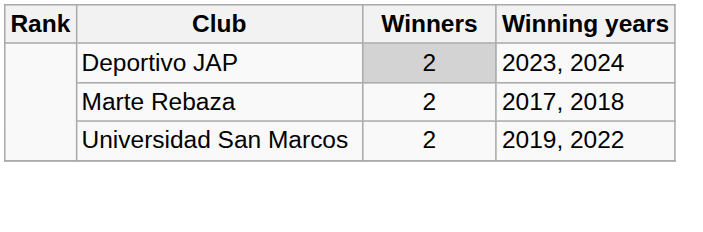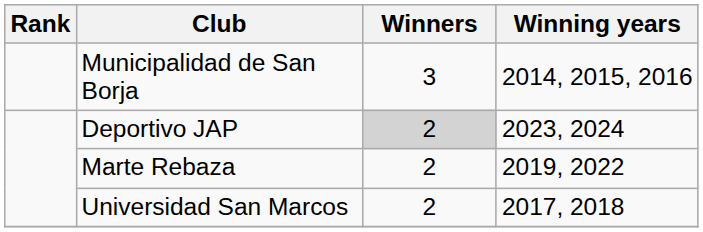+ row: (199, 76)
(563, 101) 2017, 2018 -> (563, 167) 2019, 2022
(563, 140) 2019, 2022 -> (563, 206) 2017, 2018
